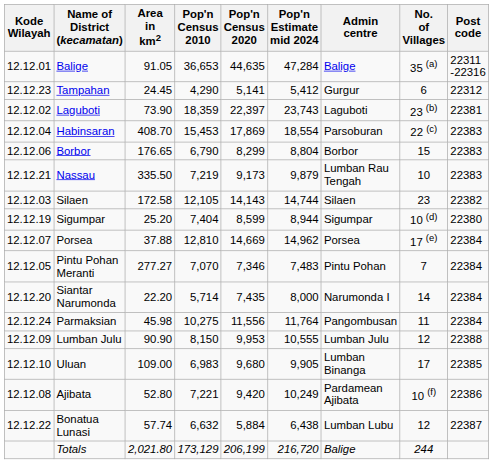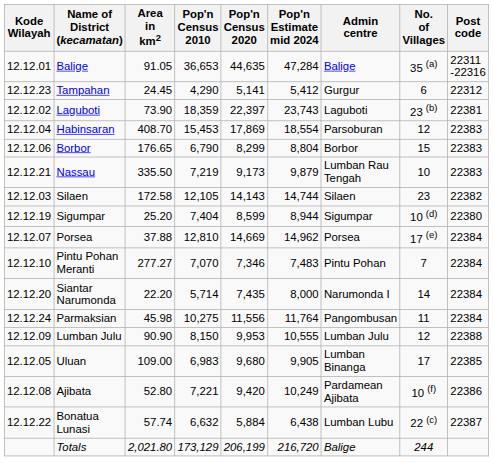(424, 131) 22 (c) -> (424, 130) 12
(29, 266) 12.12.05 -> (29, 263) 12.12.10
(29, 364) 12.12.10 -> (29, 361) 12.12.05
(424, 425) 12 -> (424, 422) 22 (c)
